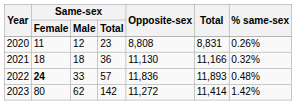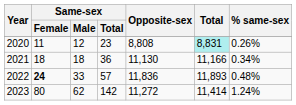(209, 44) no background -> (209, 44) paleturquoise background
(246, 60) 0.32% -> (246, 60) 0.34%
(246, 92) 1.42% -> (246, 92) 1.24%
